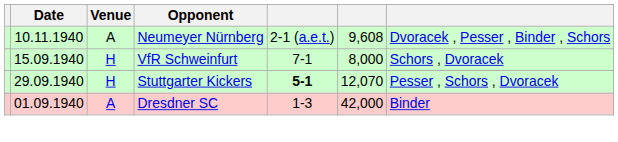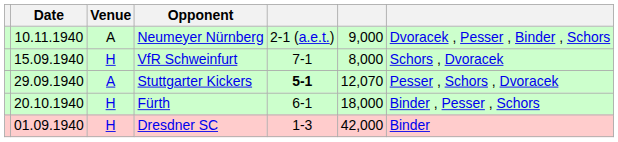(366, 37) 9,608 -> (366, 37) 9,000
(111, 81) H -> (111, 81) A
+ row: (154, 103)
(111, 103) A -> (111, 125) H
